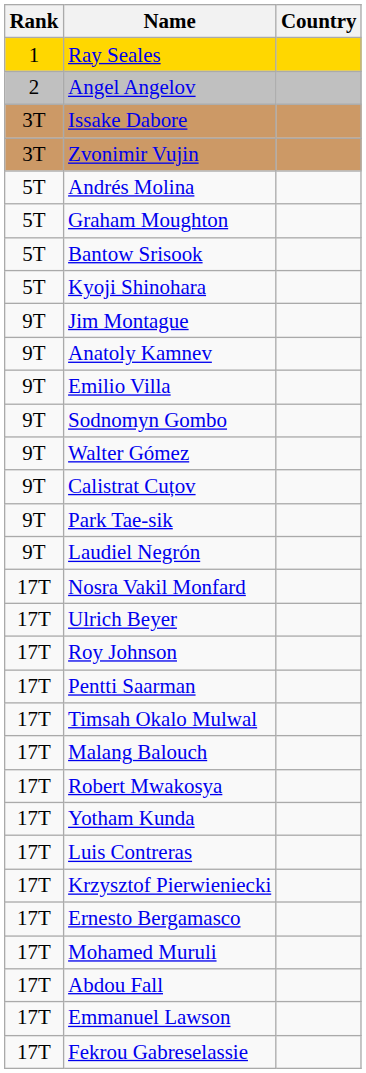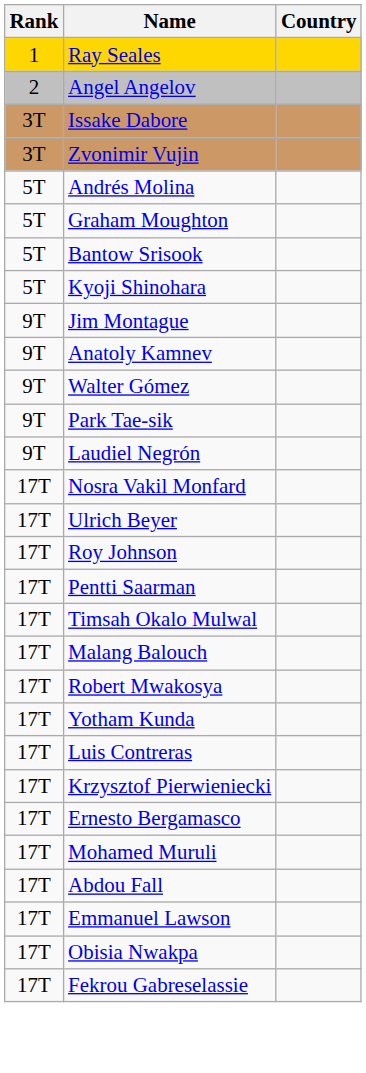- row: (119, 386)
- row: (148, 420)
- row: (132, 486)
+ row: (133, 951)
